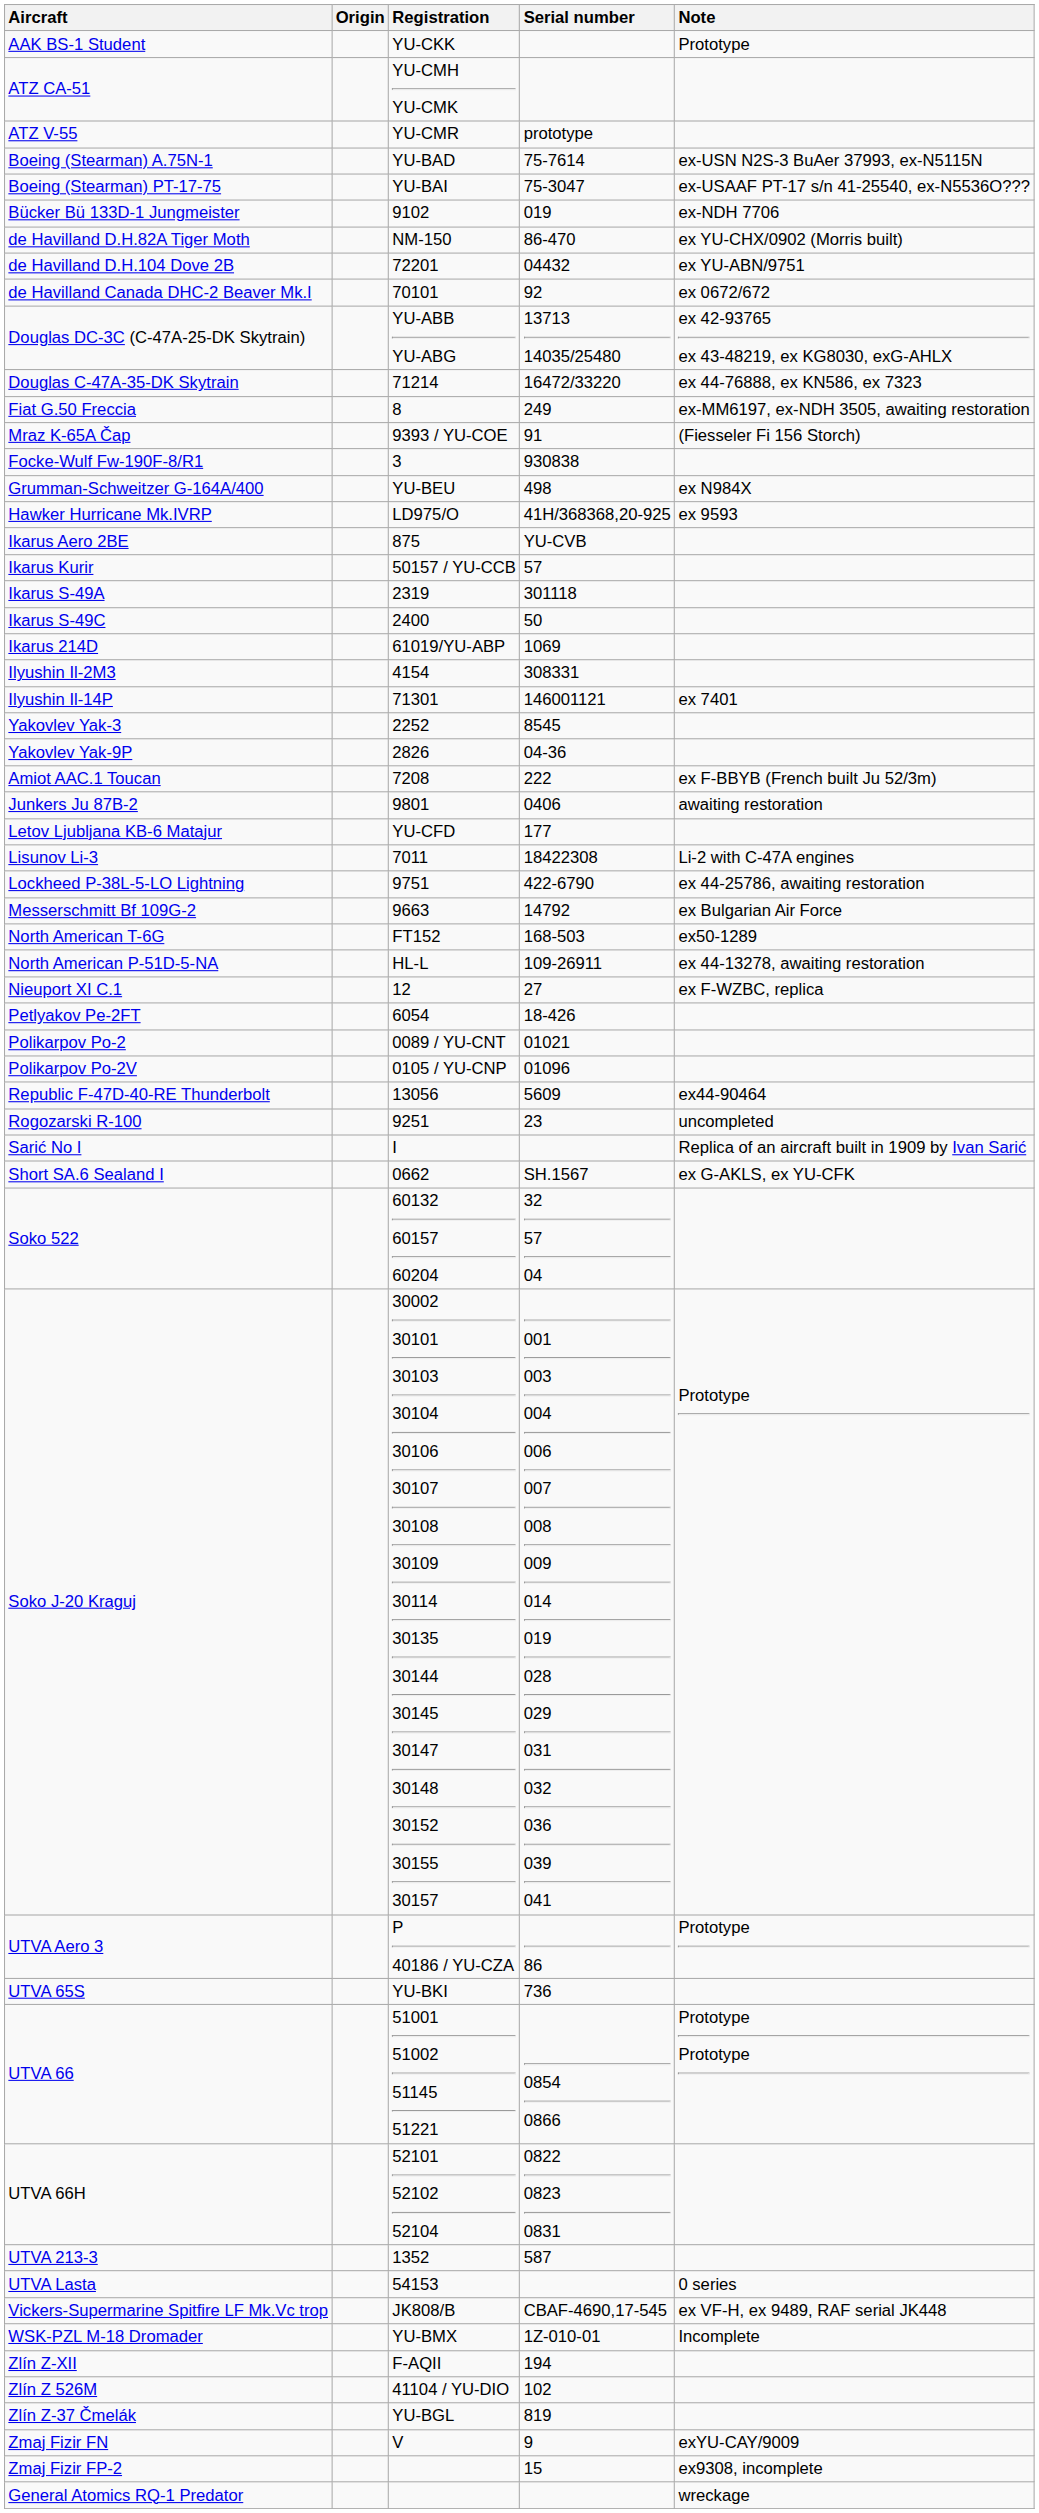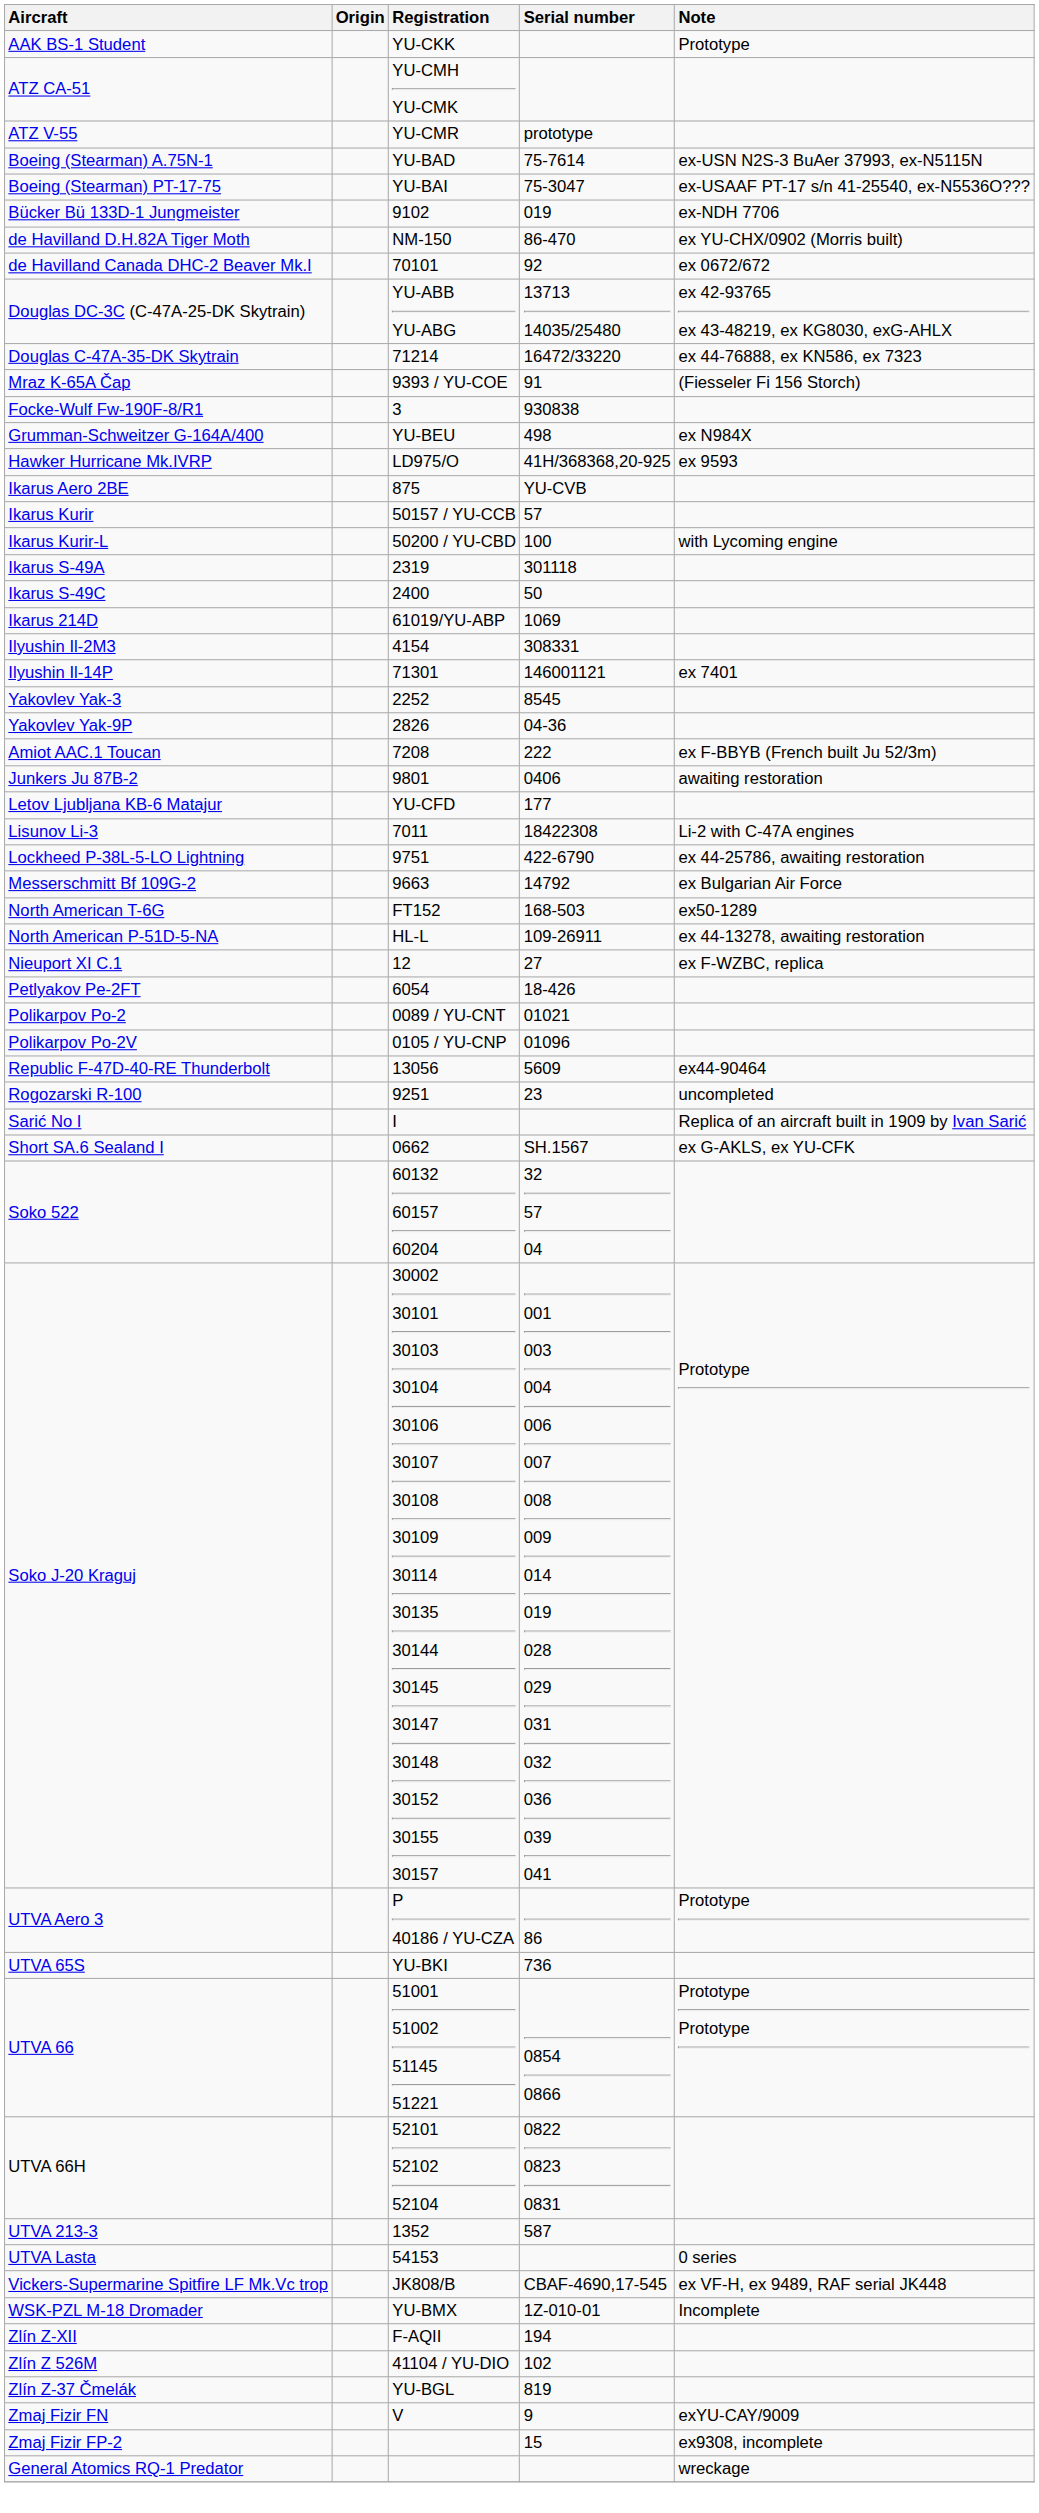- row: (121, 266)
- row: (72, 409)
+ row: (58, 541)
